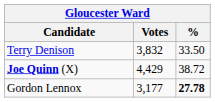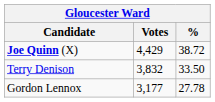rows swapped: (42, 69) <-> (41, 50)
(192, 87) bold -> (192, 87) normal
